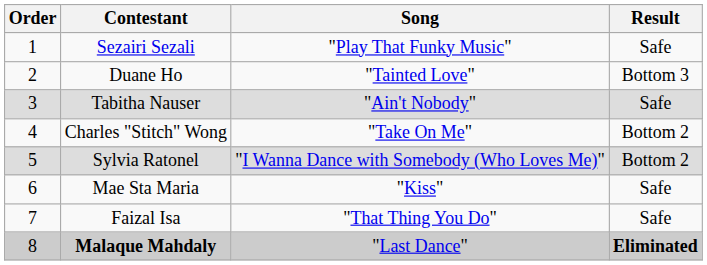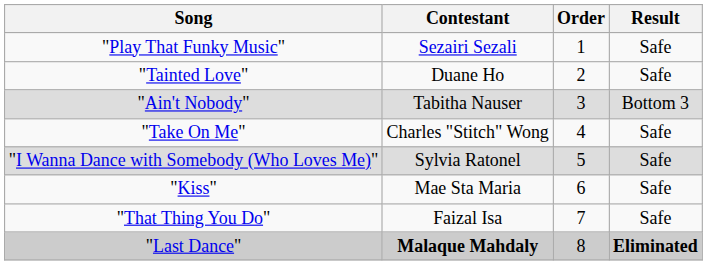columns swapped: (33, 18) <-> (420, 18)
(655, 75) Bottom 3 -> (655, 75) Safe
(655, 103) Safe -> (655, 103) Bottom 3
(655, 132) Bottom 2 -> (655, 132) Safe
(655, 160) Bottom 2 -> (655, 160) Safe
